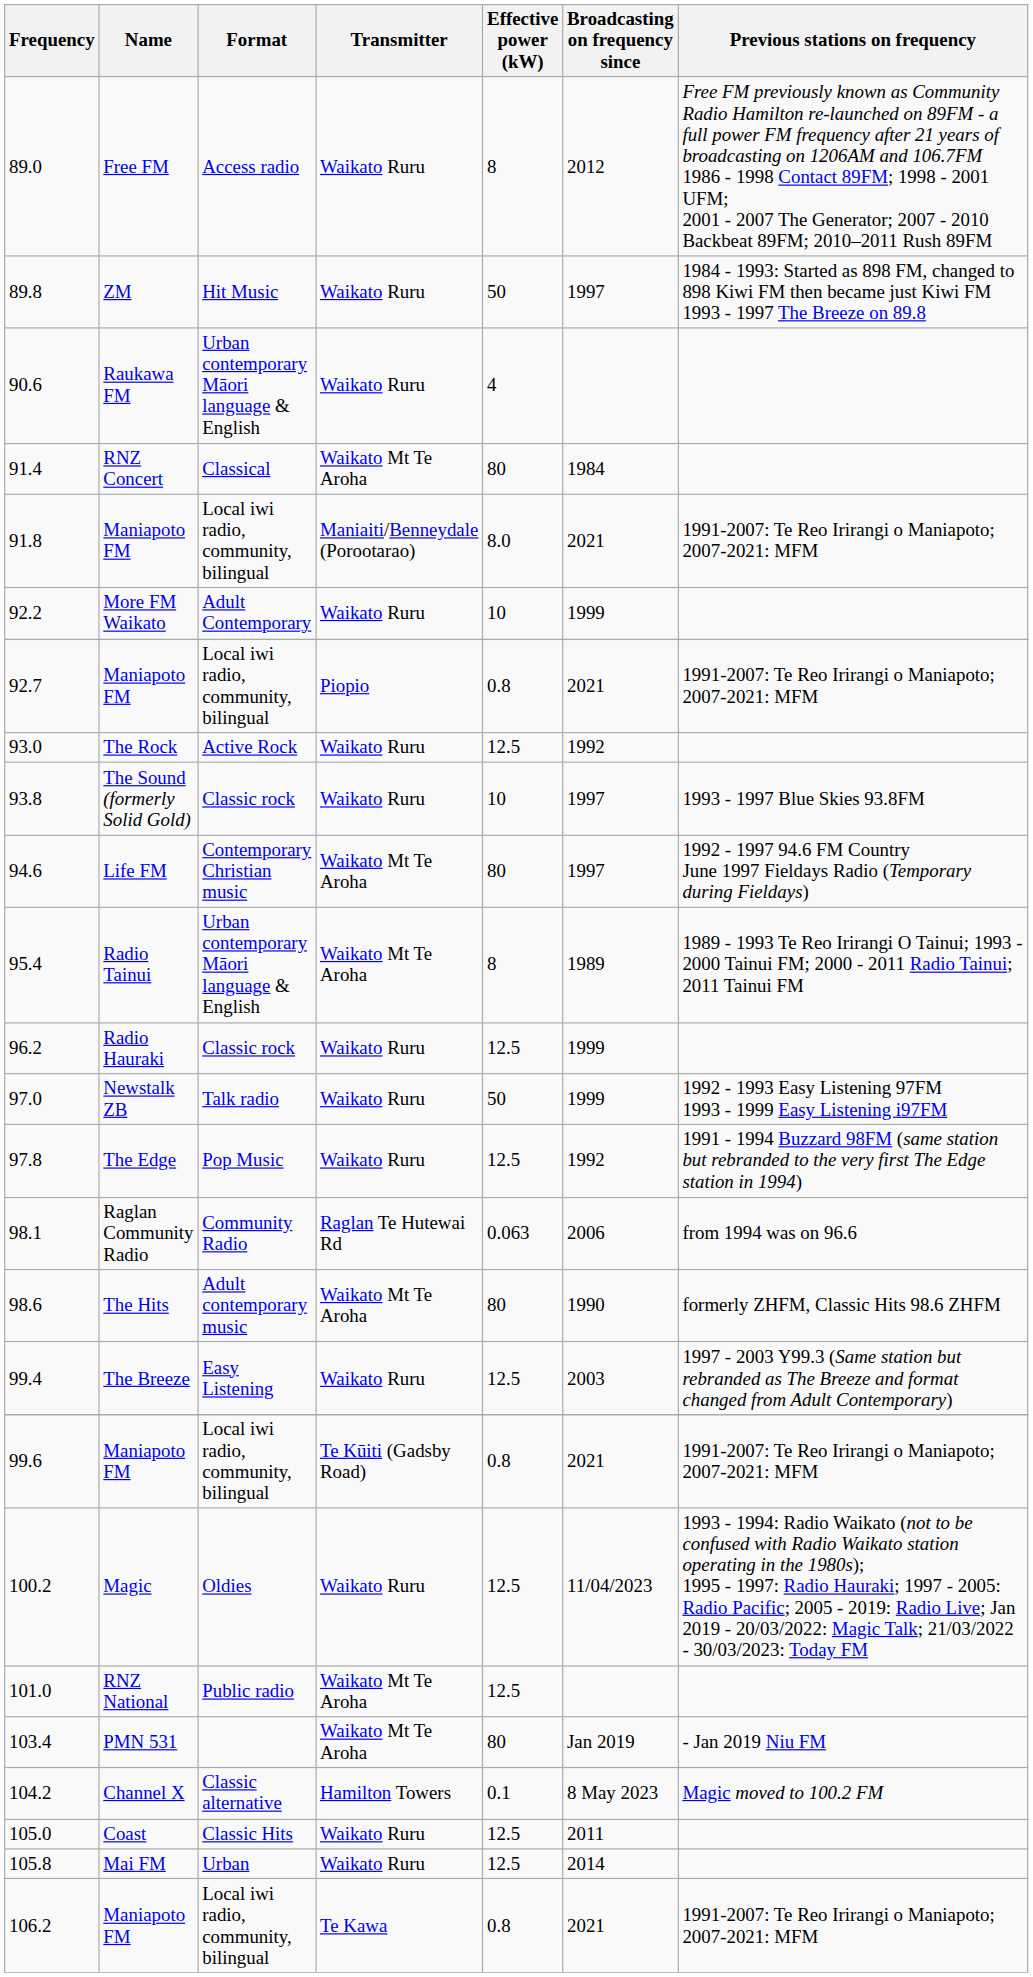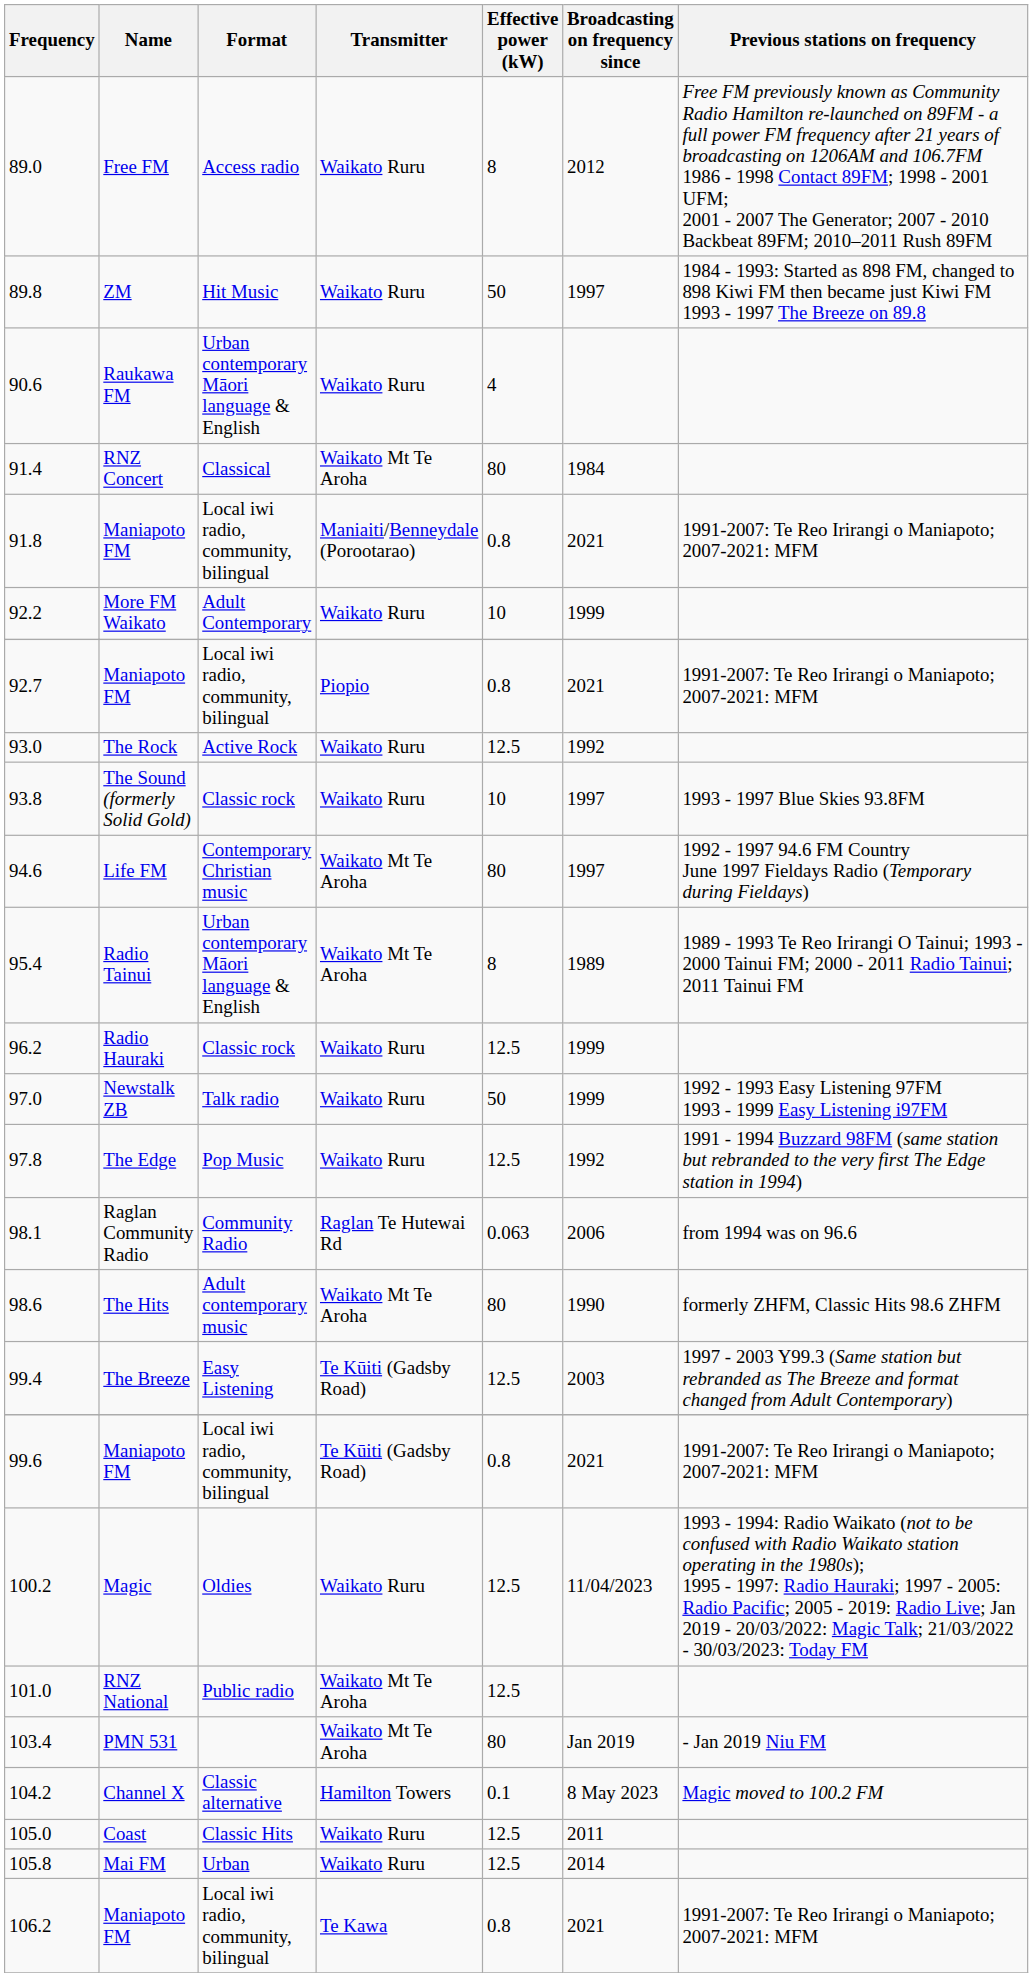(499, 540) 8.0 -> (499, 540) 0.8
(372, 1378) Waikato Ruru -> (385, 1378) Te Kūiti (Gadsby Road)
